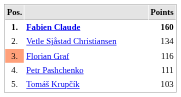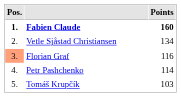(167, 70) 111 -> (167, 70) 114
